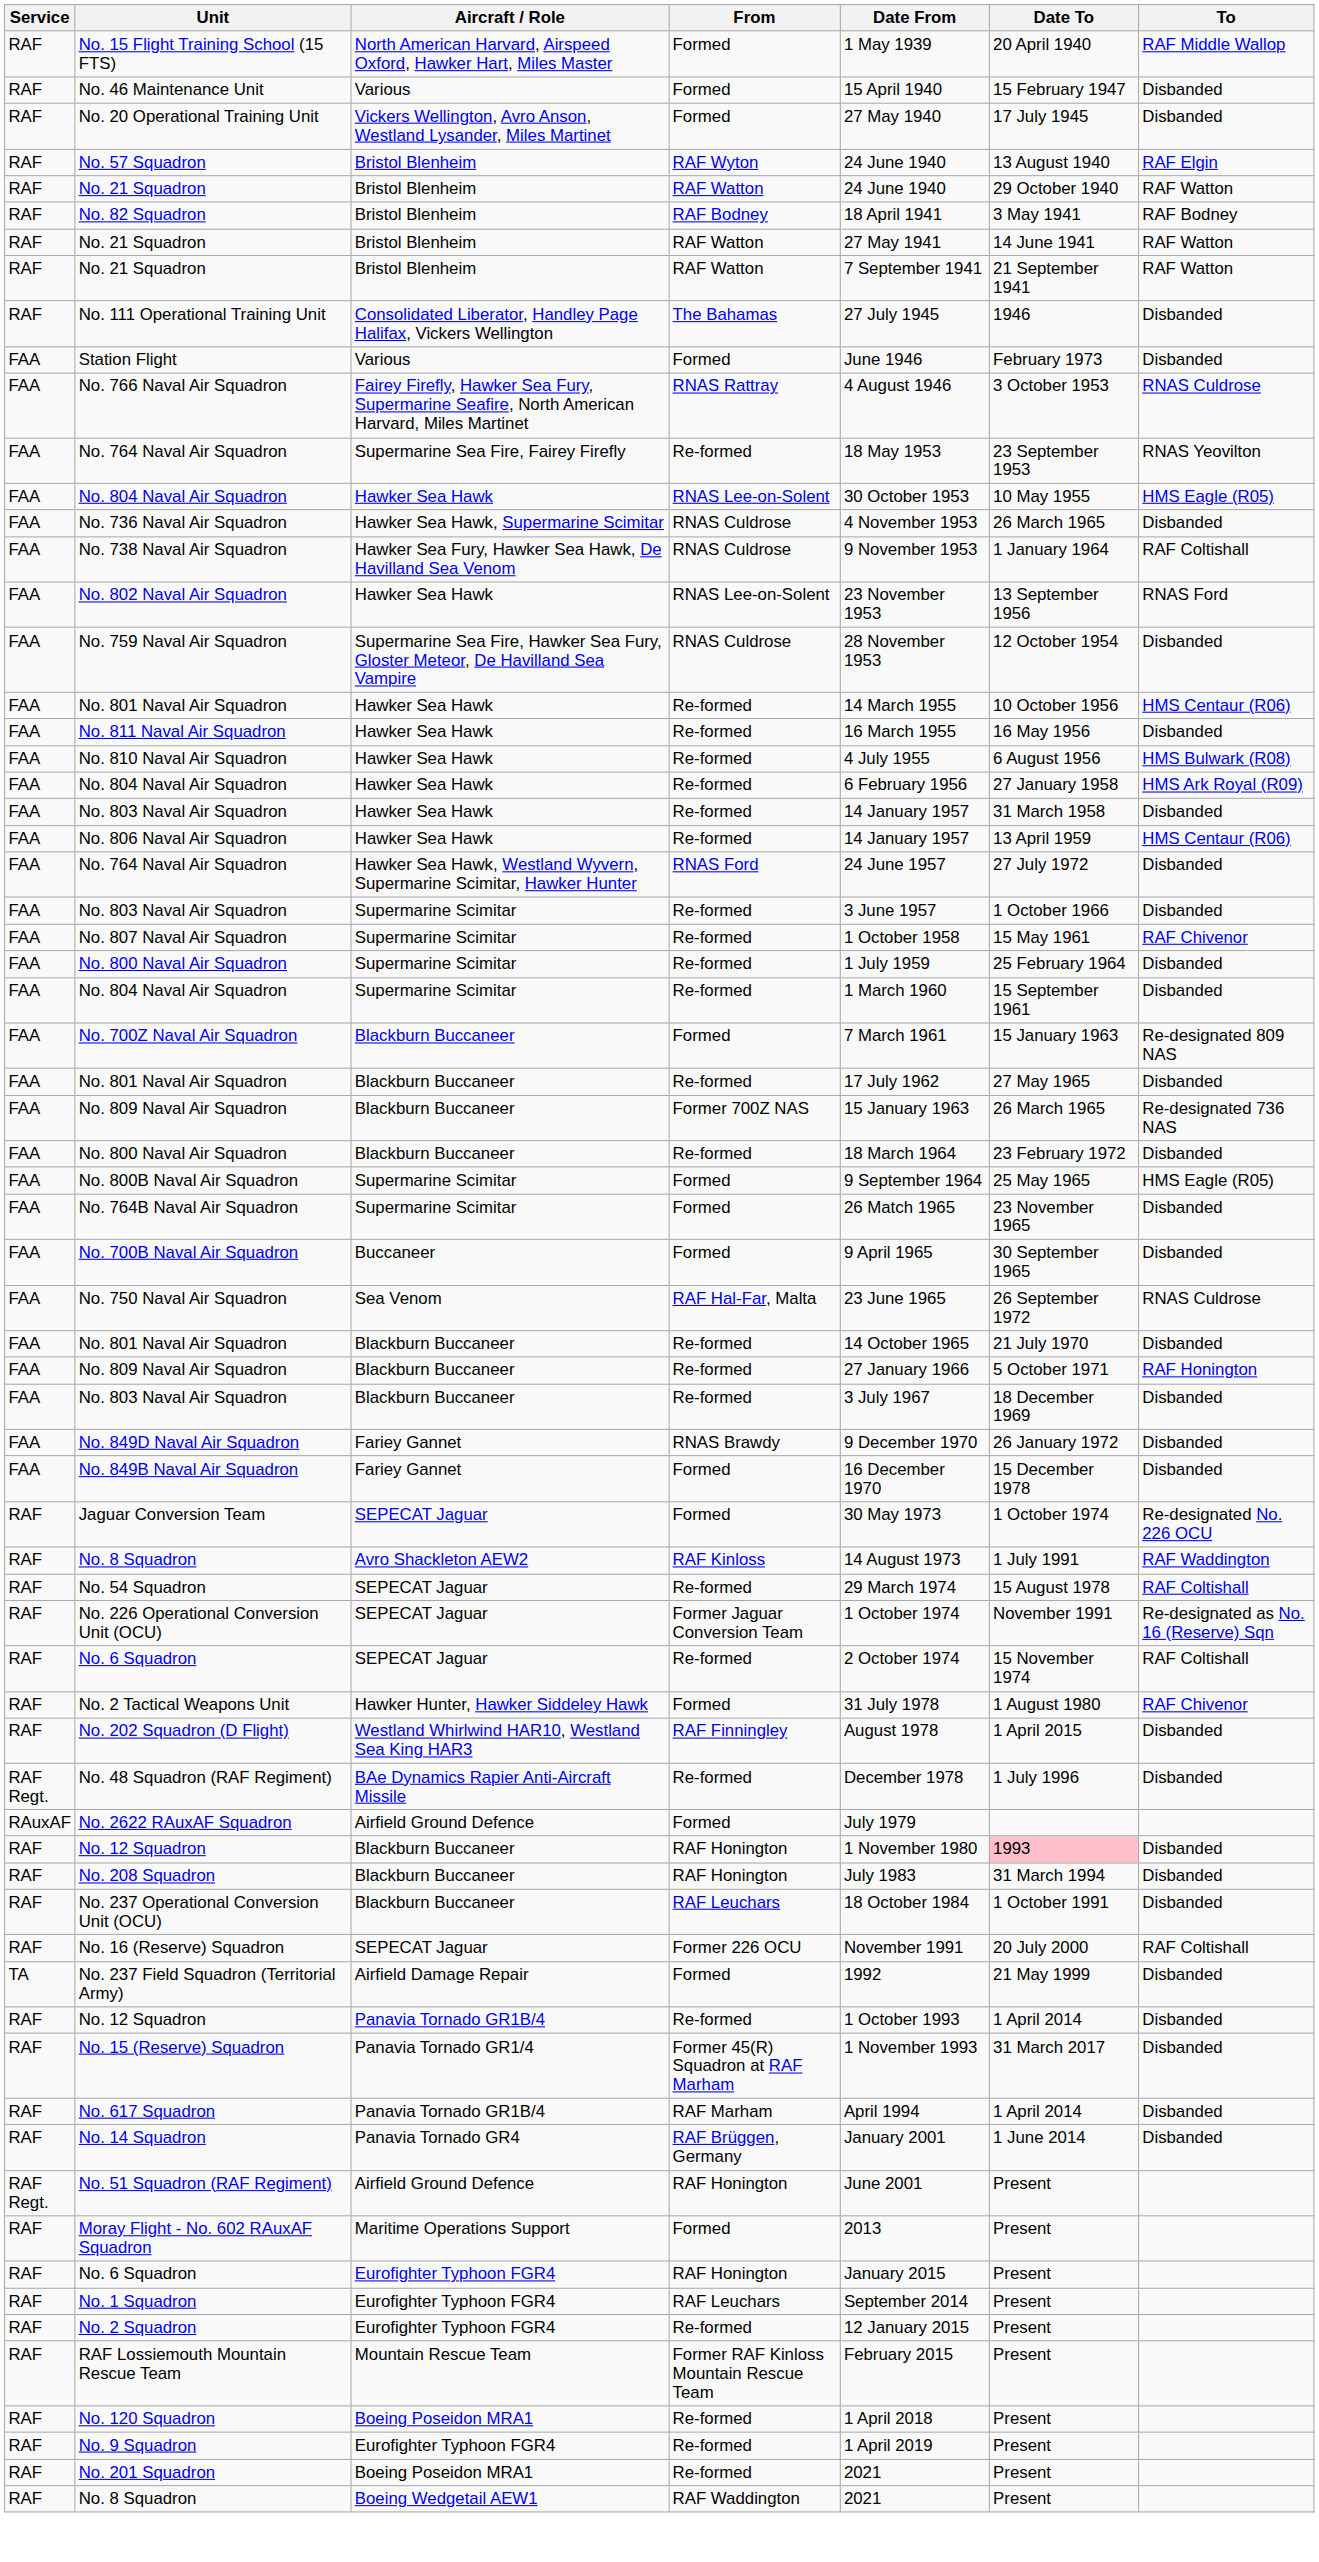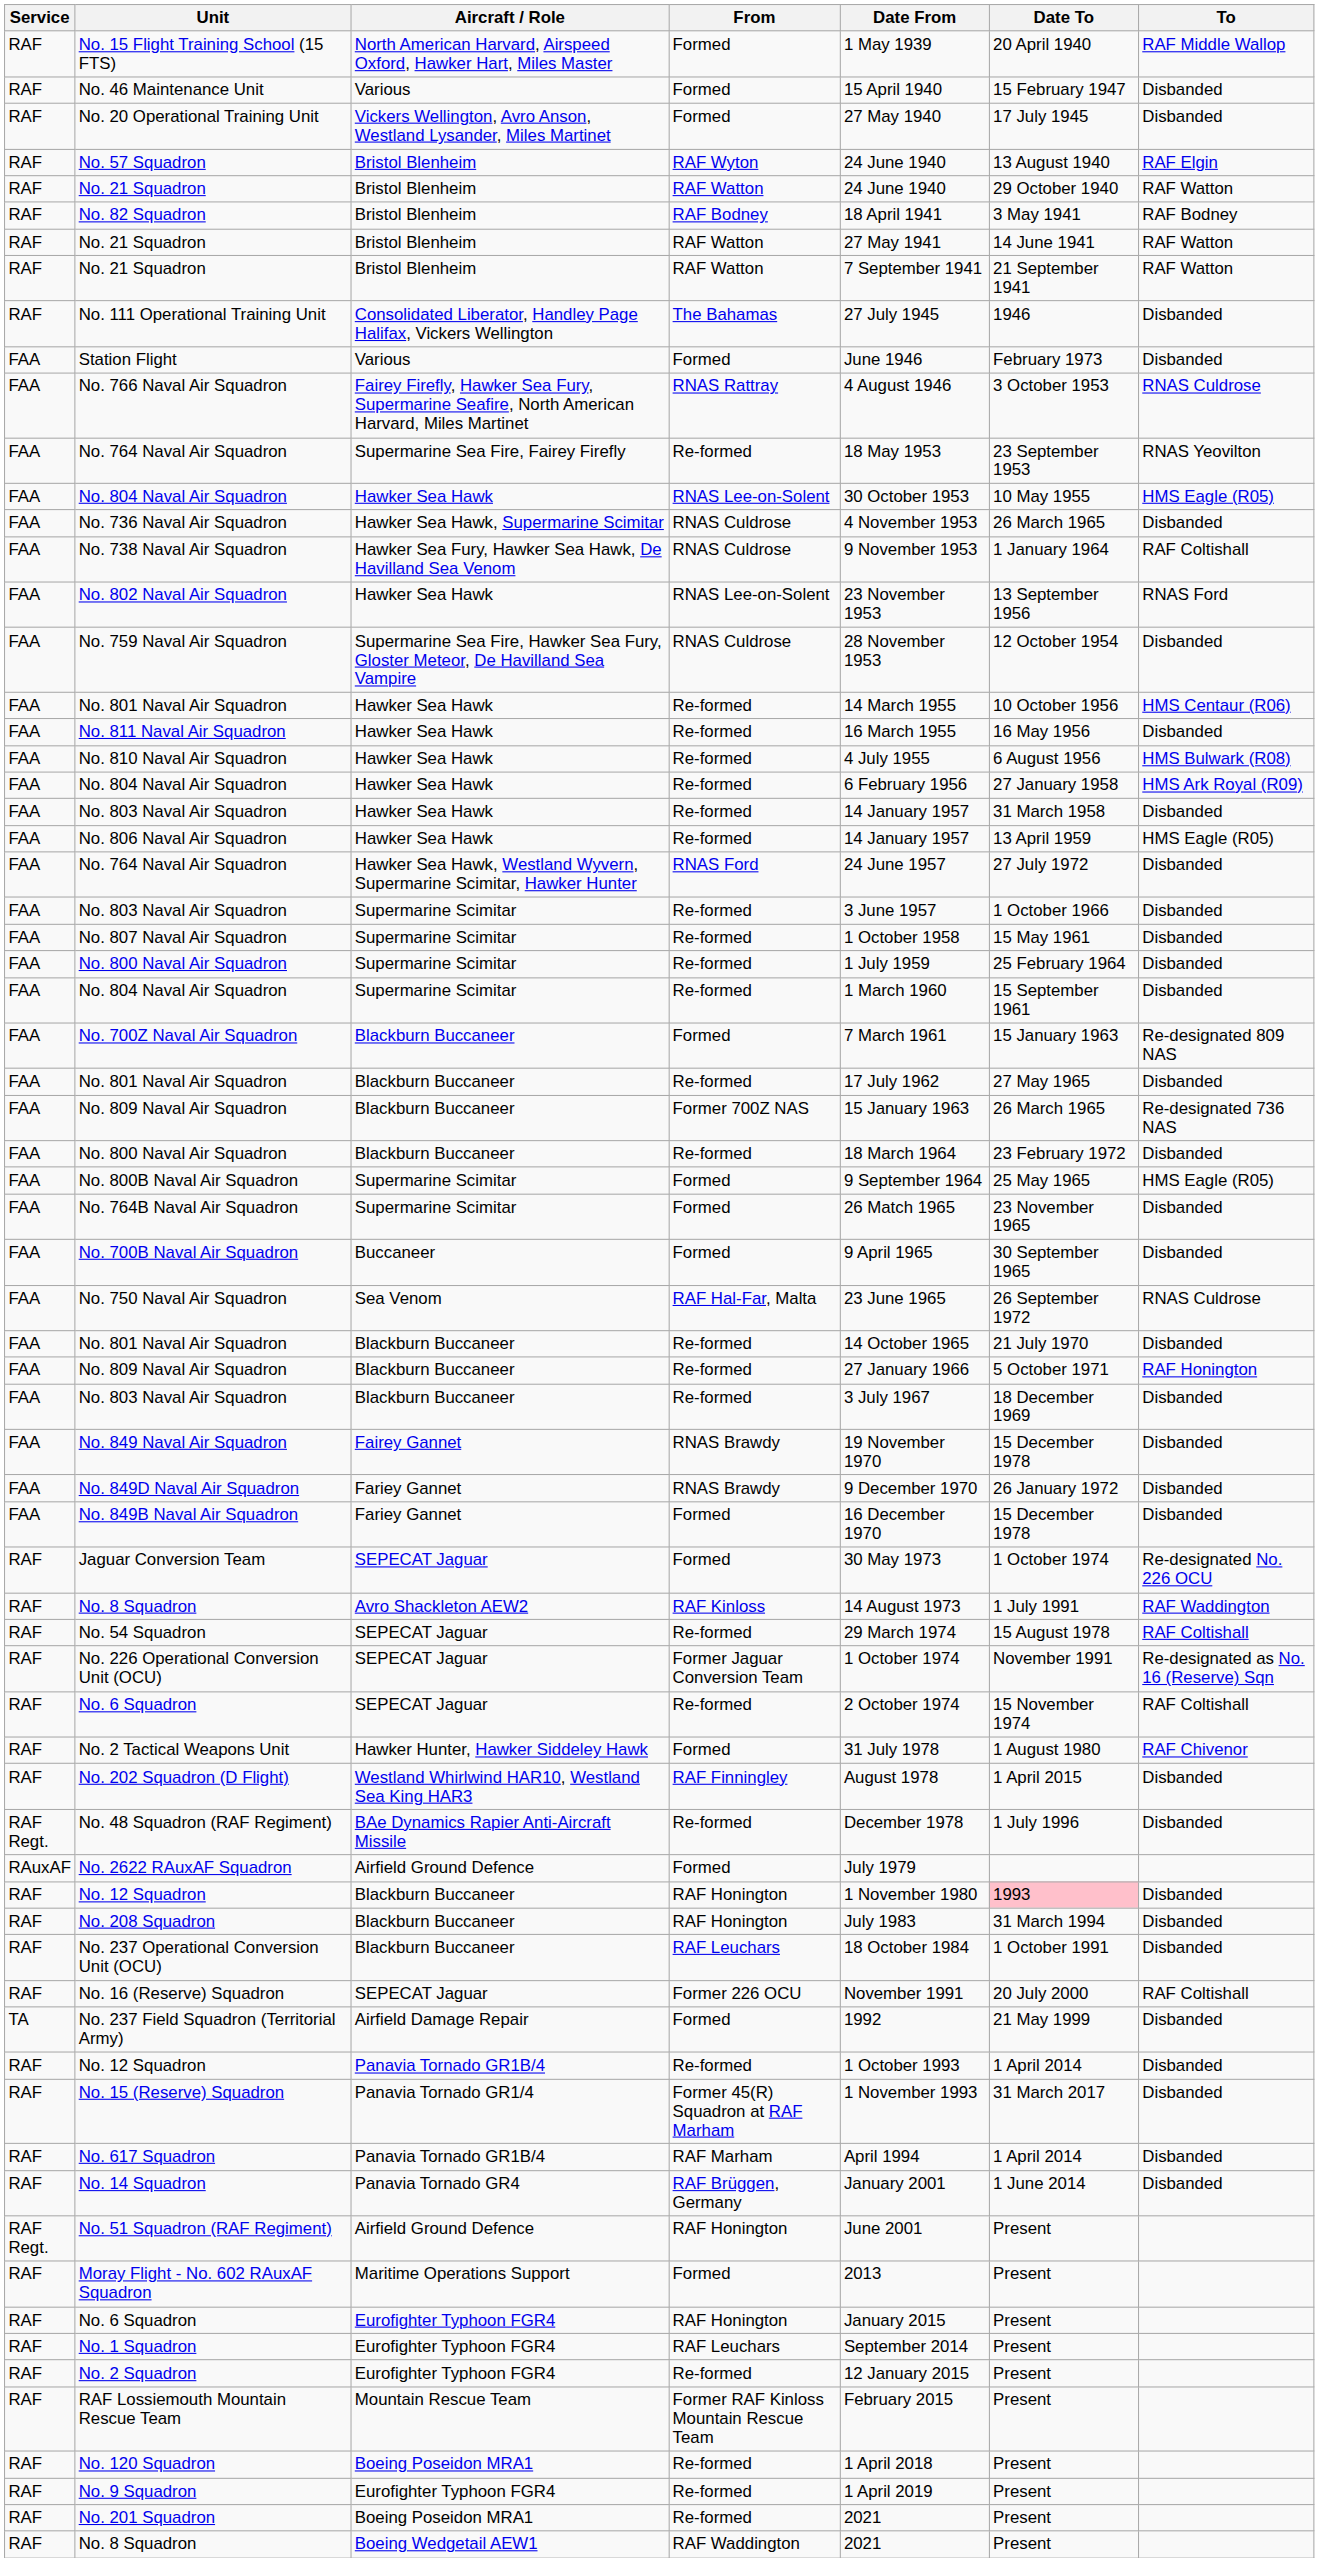(1216, 838) HMS Centaur (R06) -> (1208, 838) HMS Eagle (R05)
(1195, 937) RAF Chivenor -> (1182, 937) Disbanded
+ row: (183, 1442)
